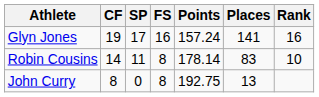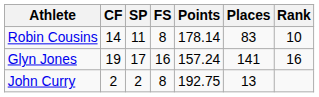rows swapped: (42, 38) <-> (53, 59)
(113, 81) 8 -> (113, 81) 2
(138, 81) 0 -> (138, 81) 2
